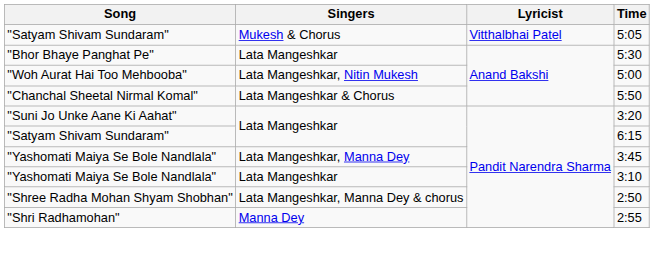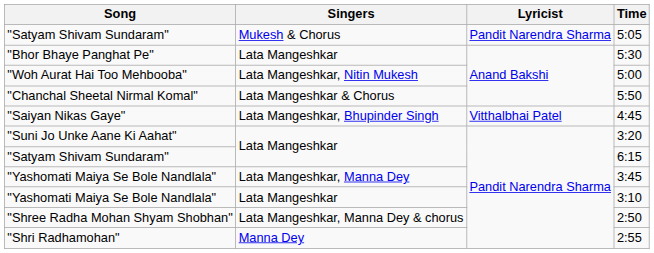(516, 34) Vitthalbhai Patel -> (540, 34) Pandit Narendra Sharma
+ row: (629, 116)
